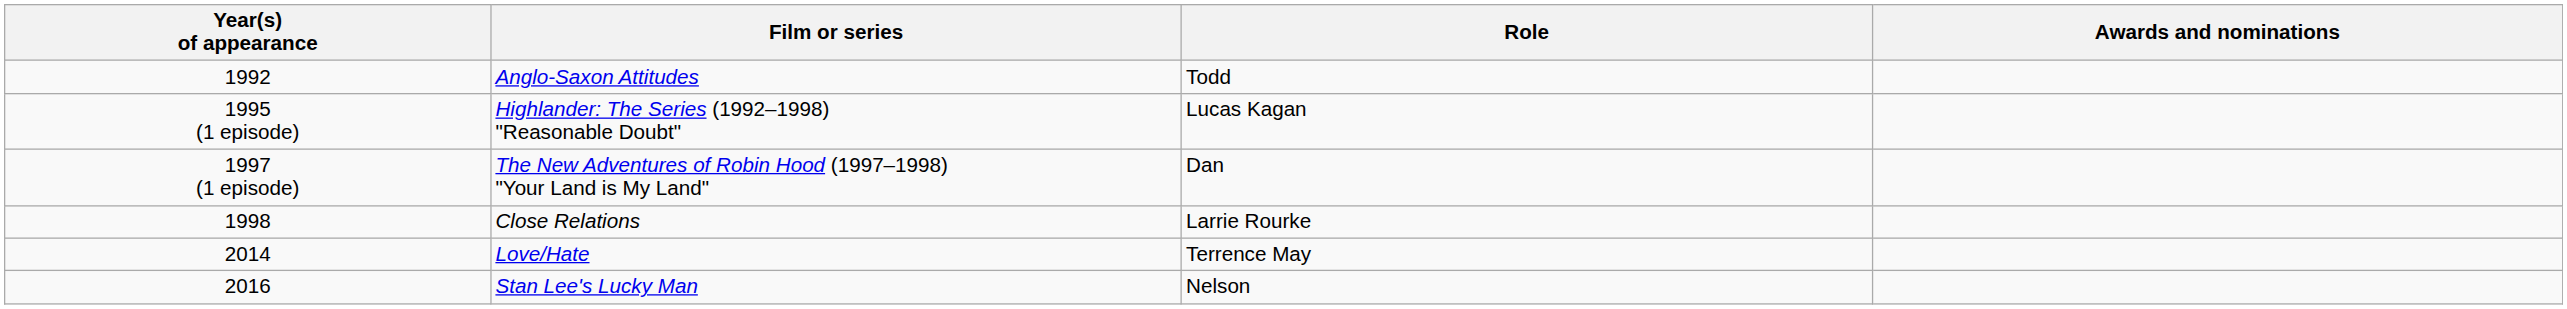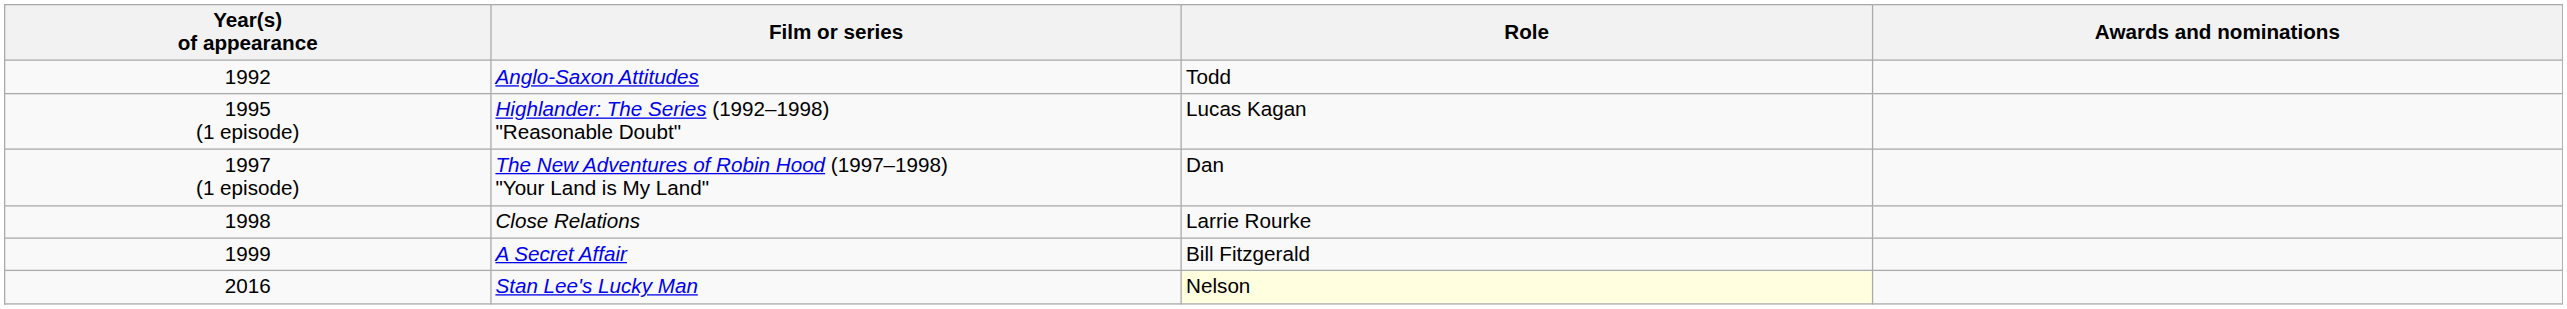+ row: (561, 254)
- row: (542, 254)
(1218, 286) no background -> (1218, 286) lightyellow background
